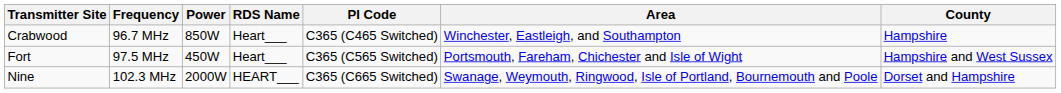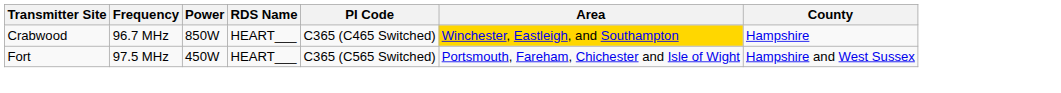(260, 35) Heart___ -> (264, 35) HEART___
(562, 35) no background -> (560, 35) gold background
(260, 56) Heart___ -> (264, 56) HEART___
- row: (21, 77)
